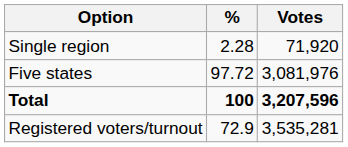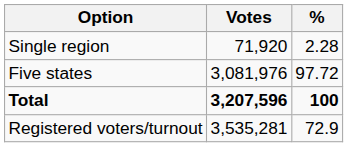columns swapped: (300, 18) <-> (232, 18)
